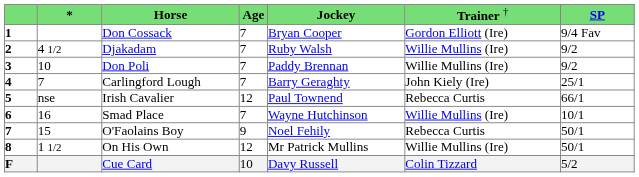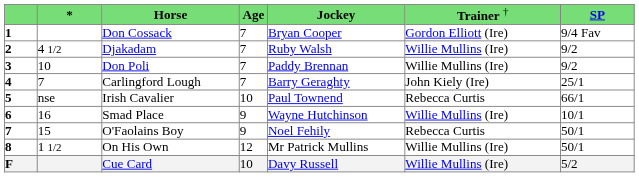(246, 98) 12 -> (246, 98) 10
(243, 114) 7 -> (243, 114) 9
(441, 163) Colin Tizzard -> (457, 163) Willie Mullins (Ire)
